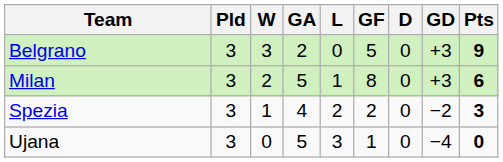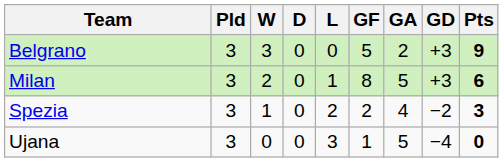columns swapped: (405, 19) <-> (302, 19)
